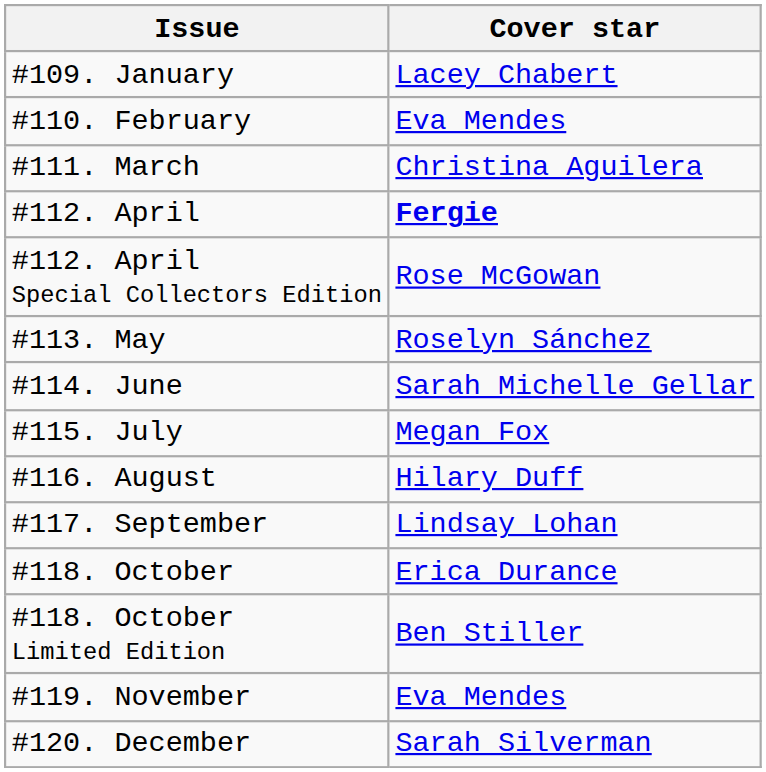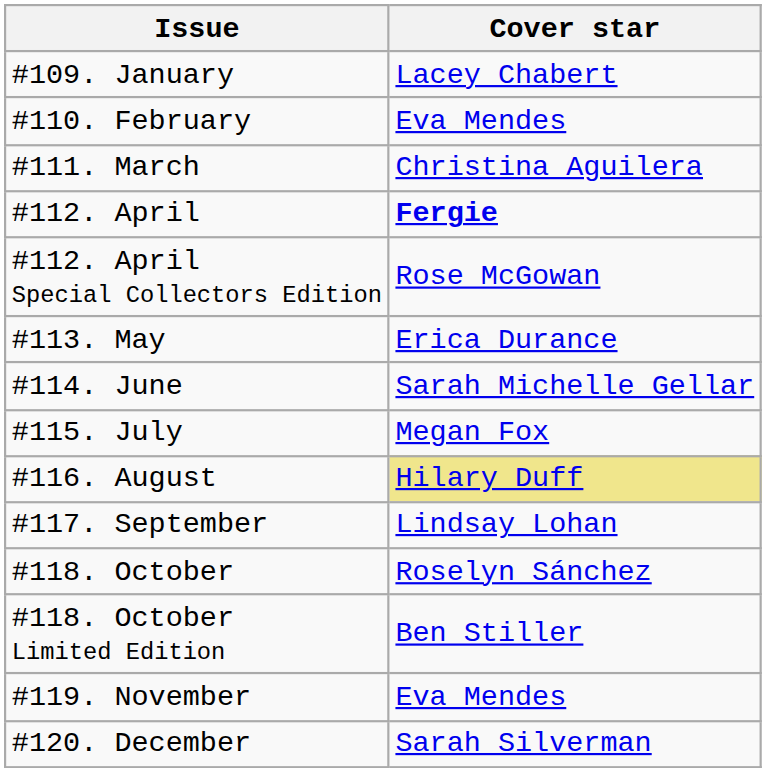(524, 340) Roselyn Sánchez -> (506, 340) Erica Durance
(489, 479) no background -> (489, 479) khaki background
(506, 572) Erica Durance -> (524, 572) Roselyn Sánchez
